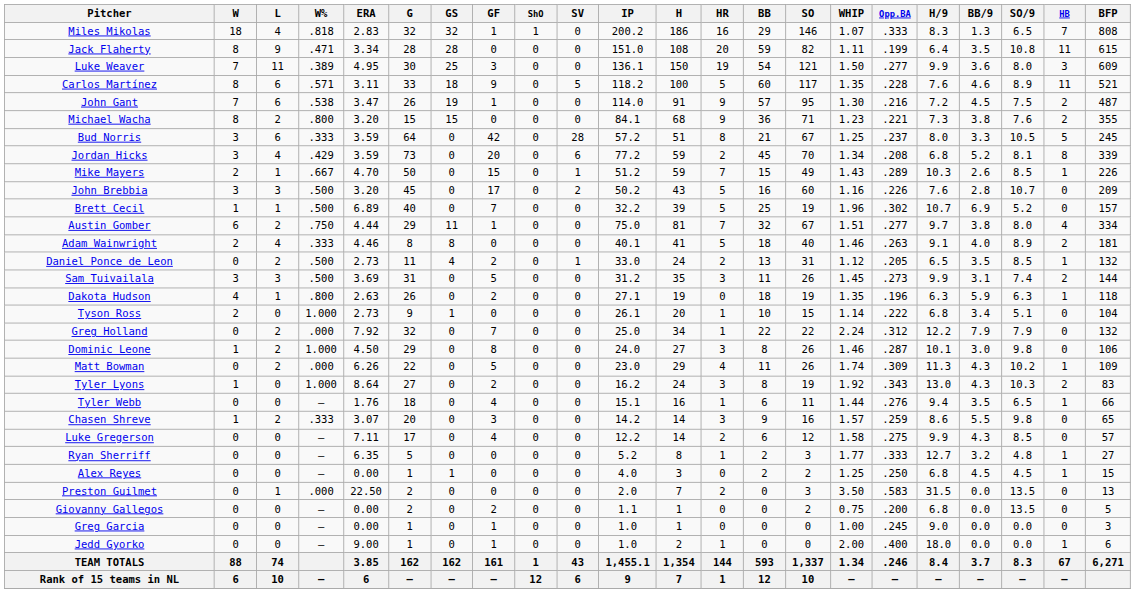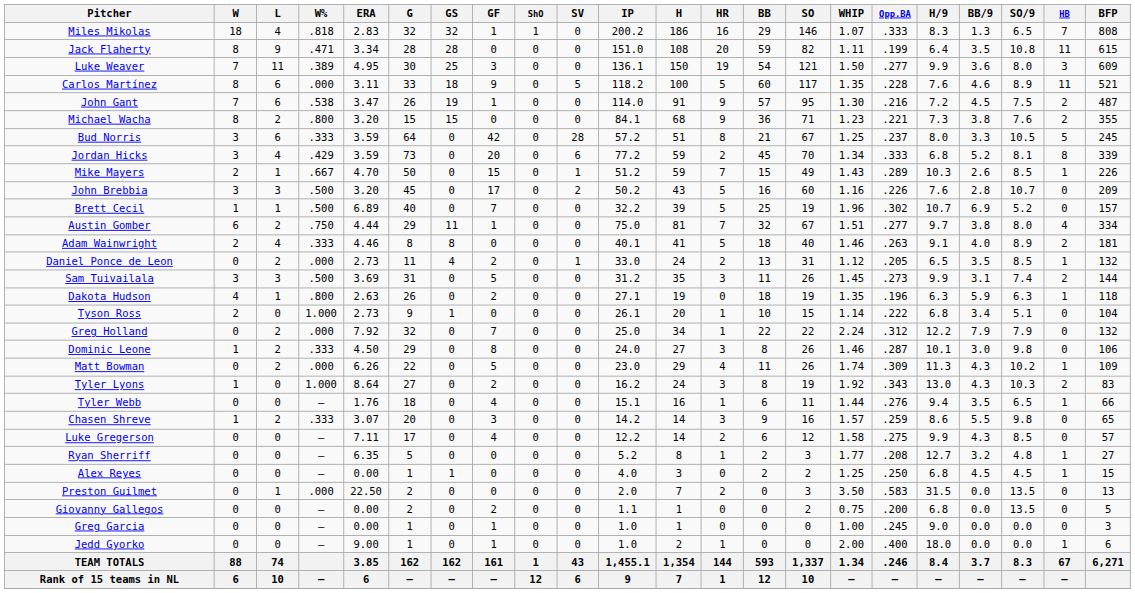(321, 84) .571 -> (321, 84) .000
(895, 155) .208 -> (895, 155) .333
(321, 261) .500 -> (321, 261) .000
(321, 349) 1.000 -> (321, 349) .333
(895, 455) .333 -> (895, 455) .208
